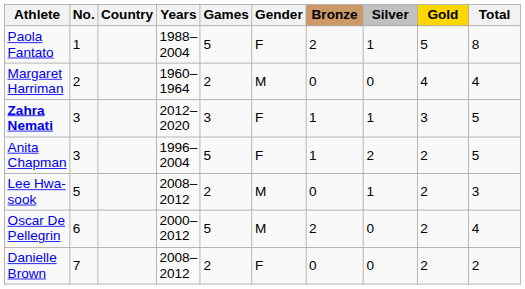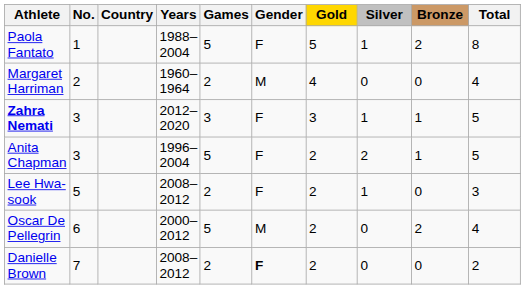columns swapped: (443, 15) <-> (335, 15)
(261, 191) M -> (259, 191) F
(259, 265) normal -> (259, 265) bold
